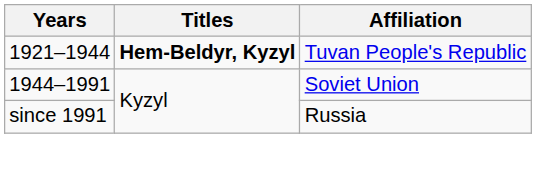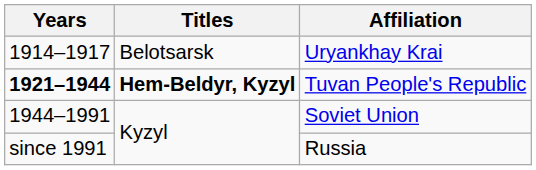+ row: (374, 52)
(60, 52) normal -> (60, 84) bold
